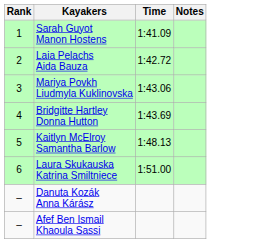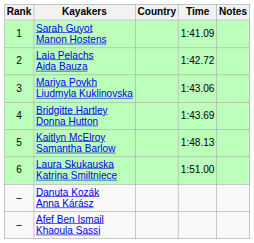+ column: (157, 12)
